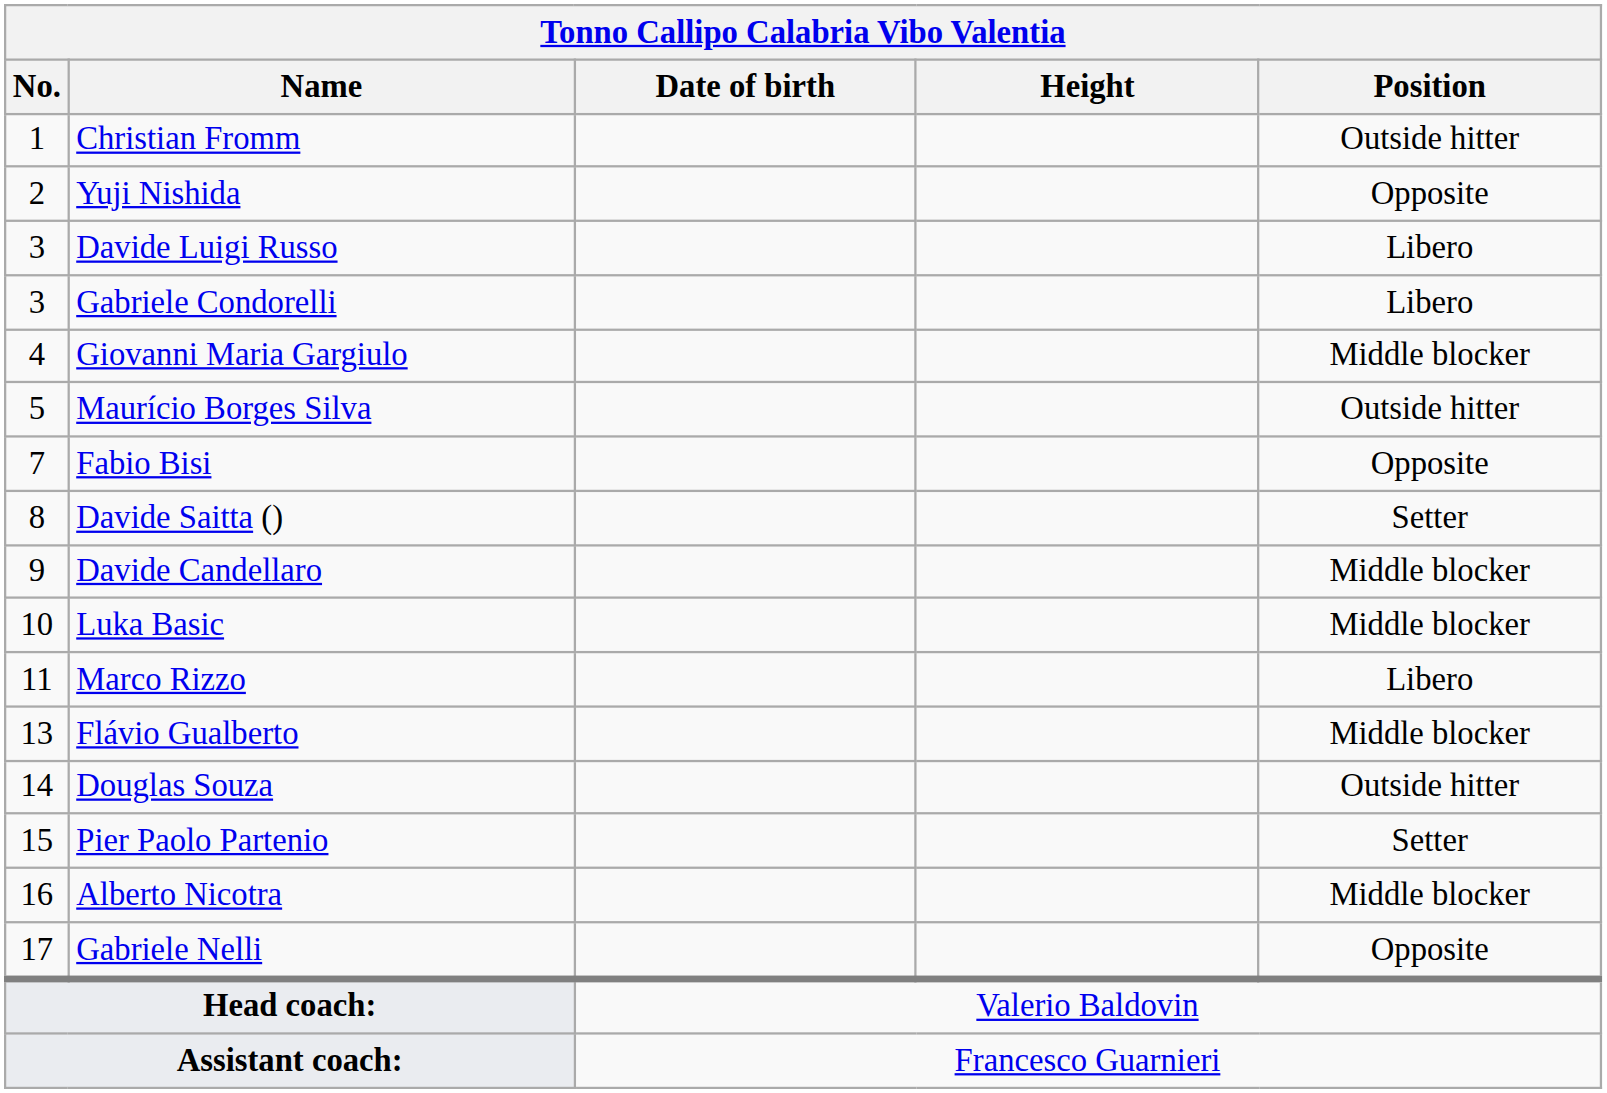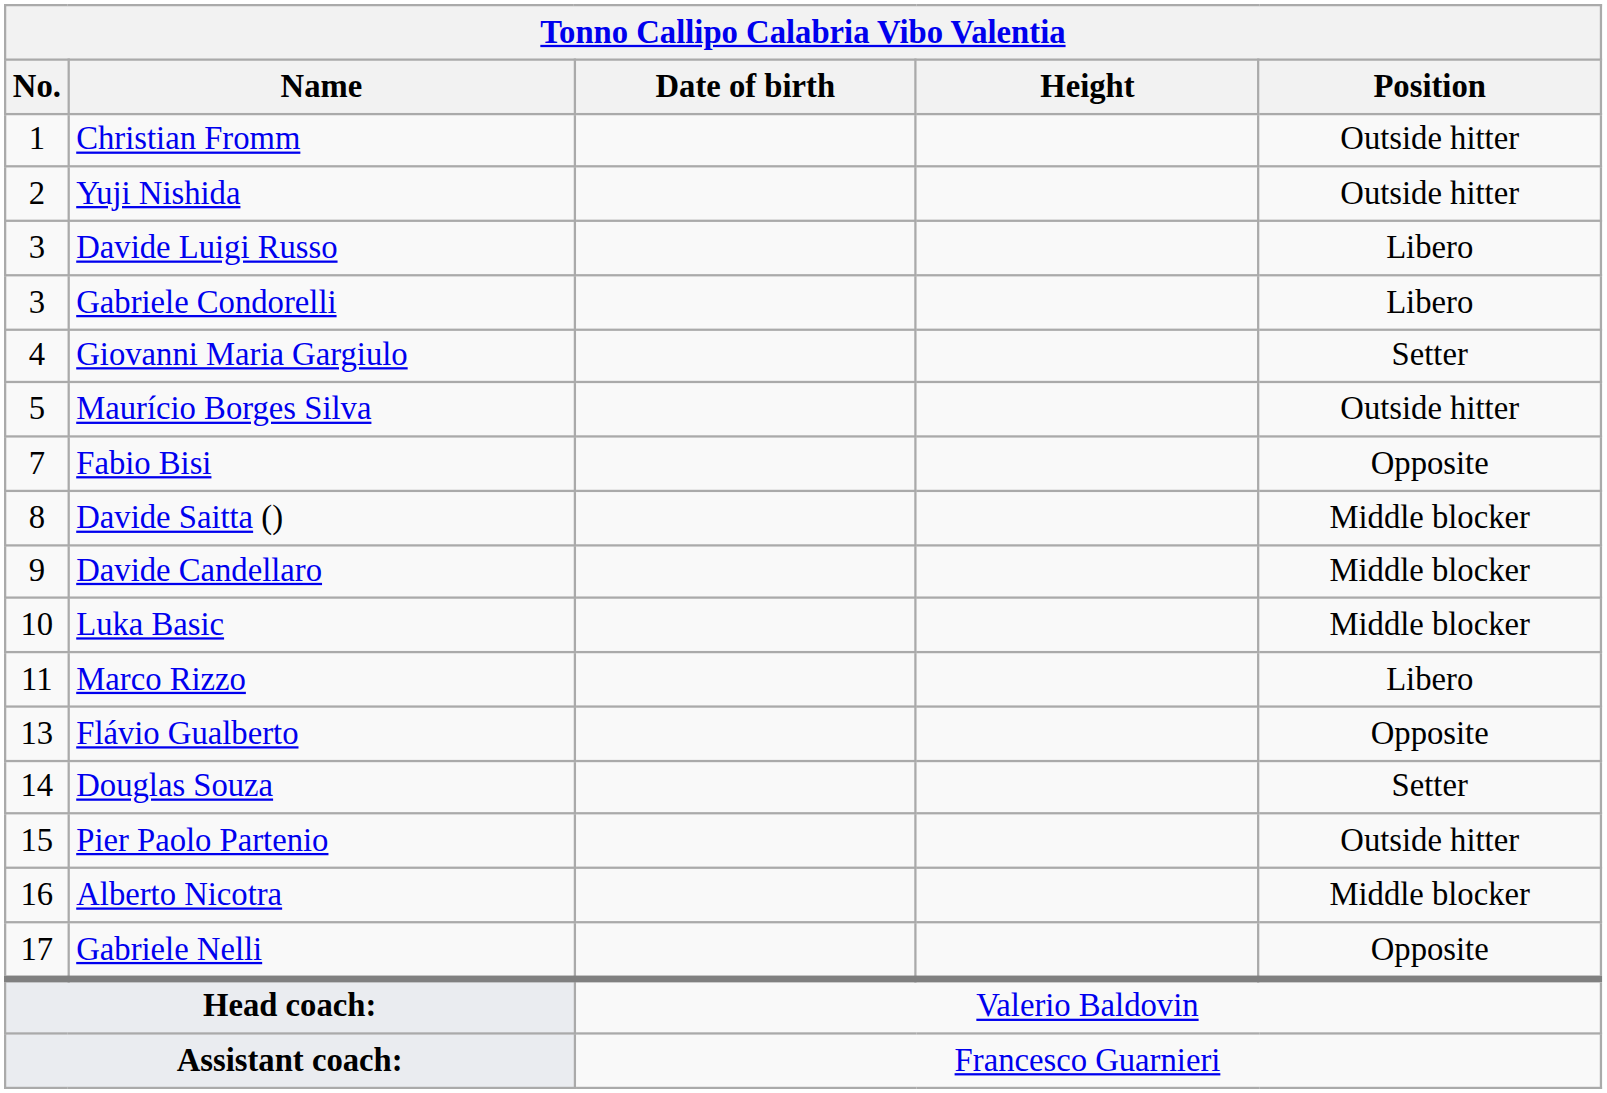(1430, 193) Opposite -> (1430, 193) Outside hitter
(1430, 355) Middle blocker -> (1430, 355) Setter
(1430, 517) Setter -> (1430, 517) Middle blocker
(1430, 732) Middle blocker -> (1430, 732) Opposite
(1430, 786) Outside hitter -> (1430, 786) Setter
(1430, 840) Setter -> (1430, 840) Outside hitter
